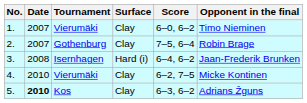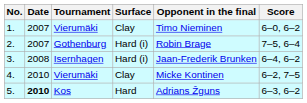columns swapped: (250, 12) <-> (175, 12)
(125, 43) Clay -> (131, 43) Hard (i)
(125, 91) Clay -> (126, 91) Hard
